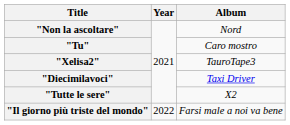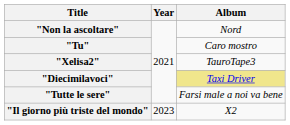(231, 78) no background -> (231, 78) khaki background
(231, 95) X2 -> (231, 95) Farsi male a noi va bene
(164, 111) 2022 -> (164, 111) 2023
(231, 111) Farsi male a noi va bene -> (231, 111) X2
